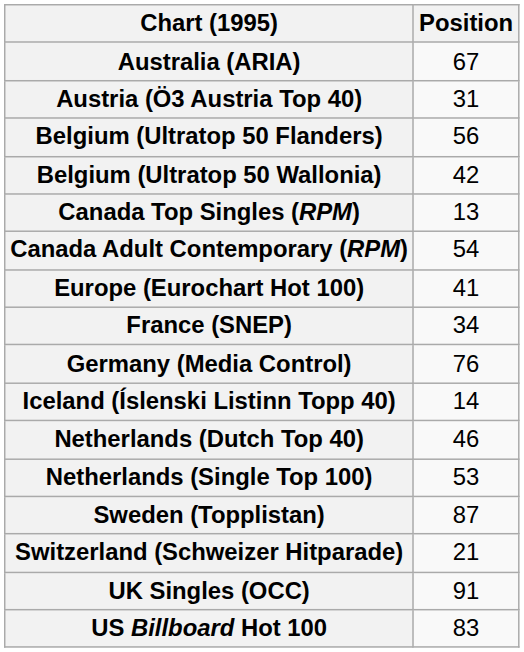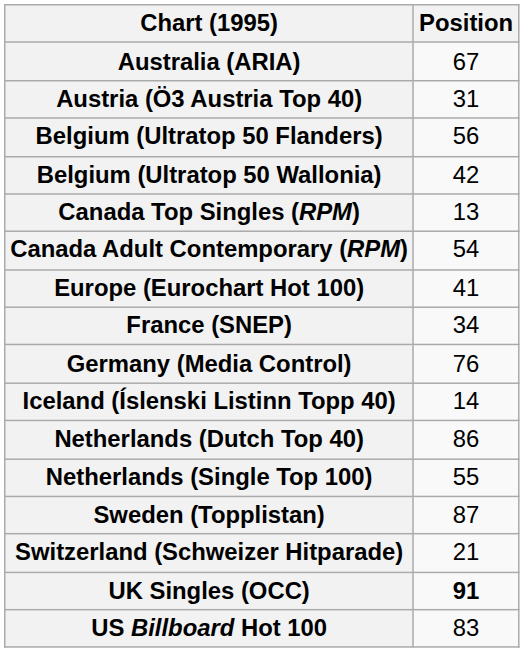(466, 439) 46 -> (466, 439) 86
(466, 477) 53 -> (466, 477) 55
(466, 590) normal -> (466, 590) bold
